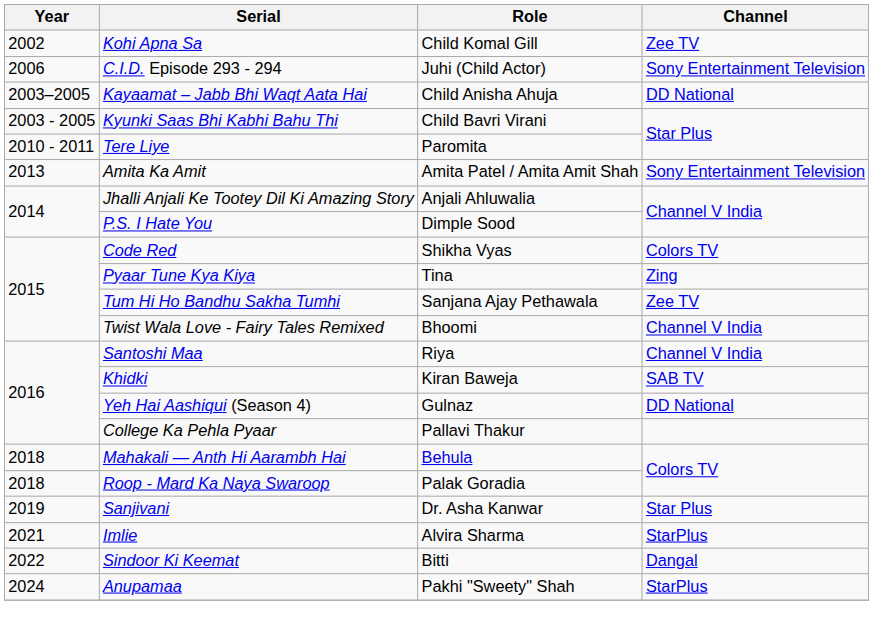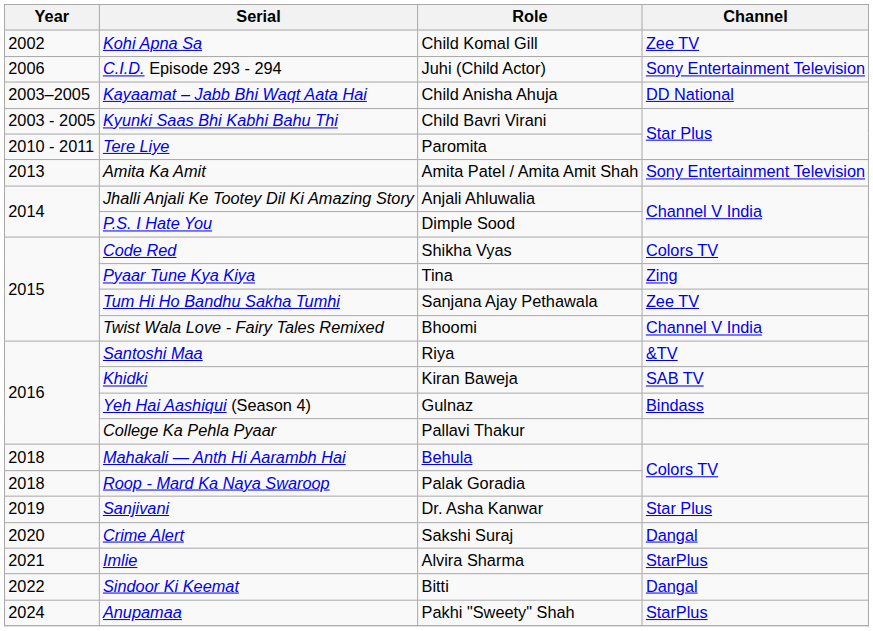(704, 353) Channel V India -> (662, 353) &TV
(690, 405) DD National -> (675, 405) Bindass
+ row: (143, 535)
